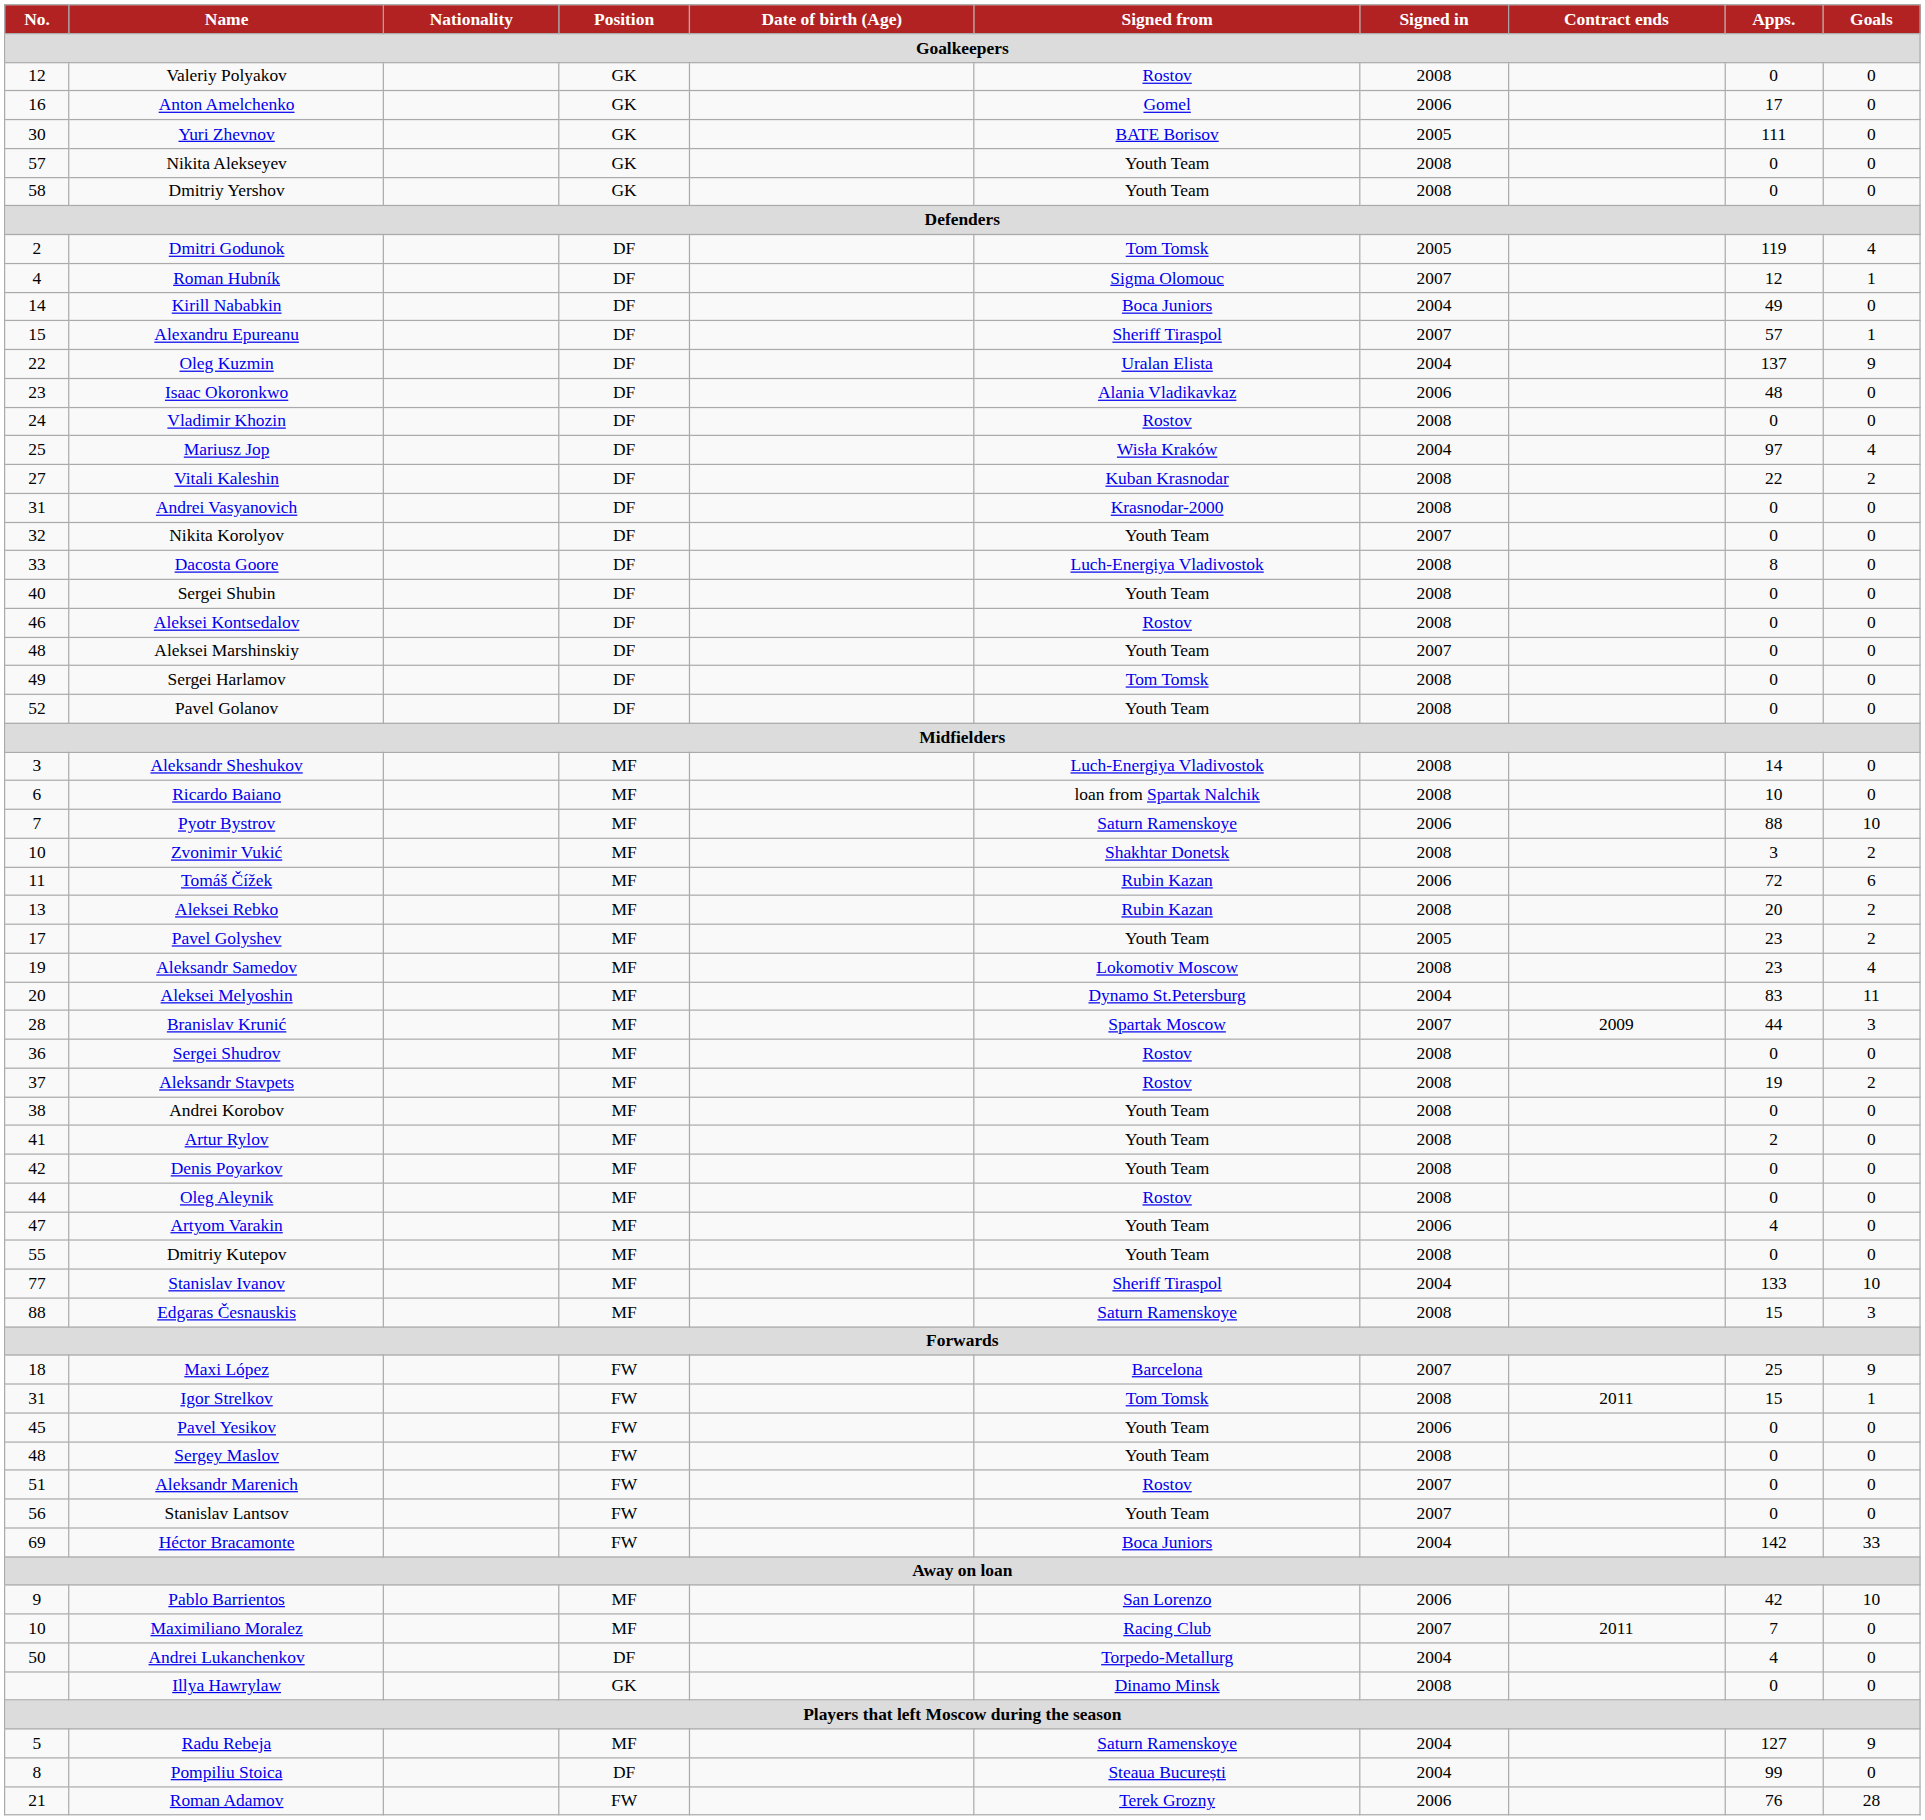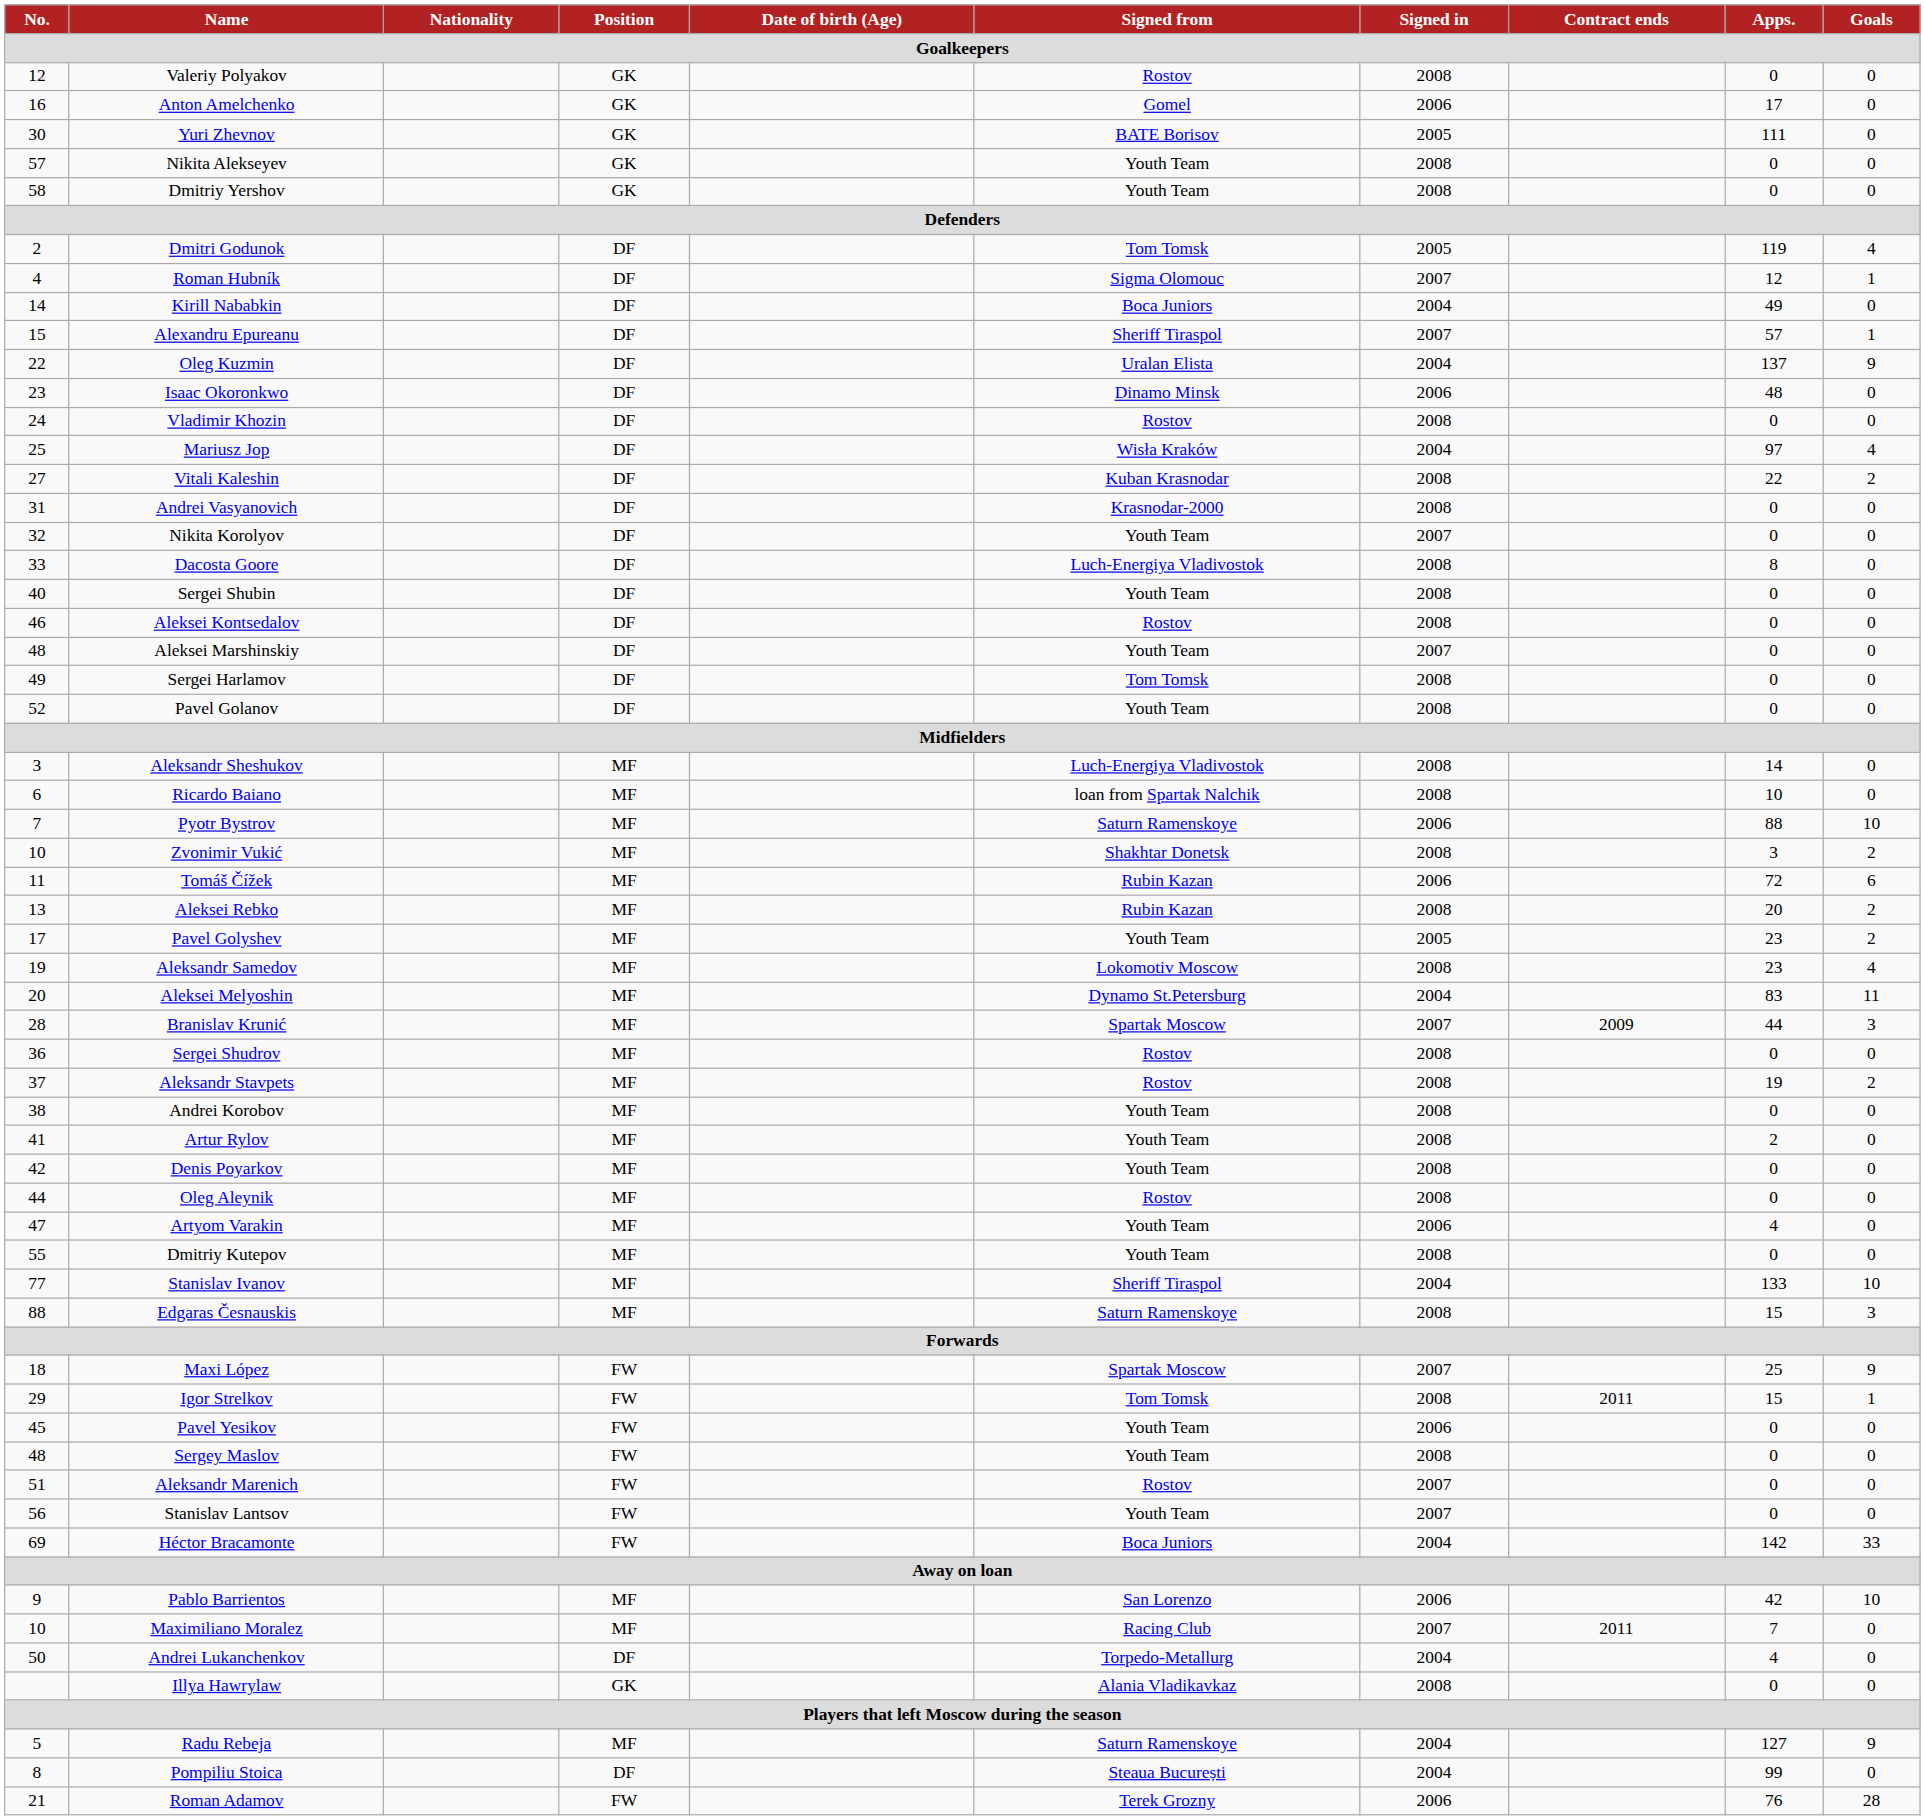(1167, 392) Alania Vladikavkaz -> (1167, 392) Dinamo Minsk
(1167, 1369) Barcelona -> (1167, 1369) Spartak Moscow
(37, 1398) 31 -> (37, 1398) 29
(1167, 1686) Dinamo Minsk -> (1167, 1686) Alania Vladikavkaz
